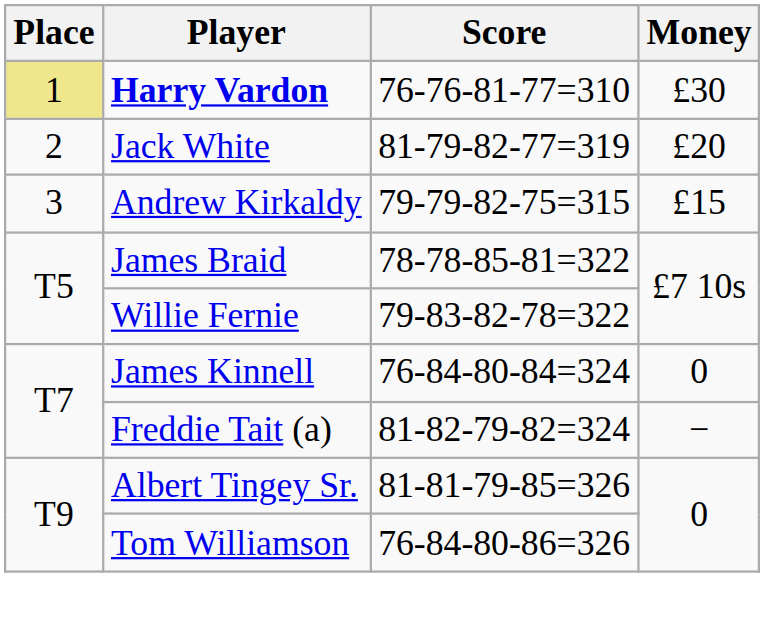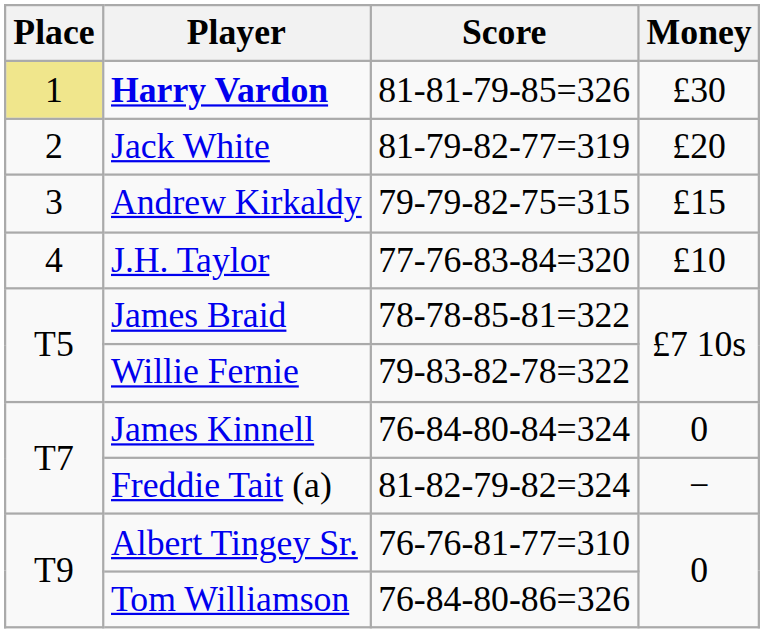(504, 89) 76-76-81-77=310 -> (504, 89) 81-81-79-85=326
+ row: (190, 259)
(504, 485) 81-81-79-85=326 -> (504, 542) 76-76-81-77=310
